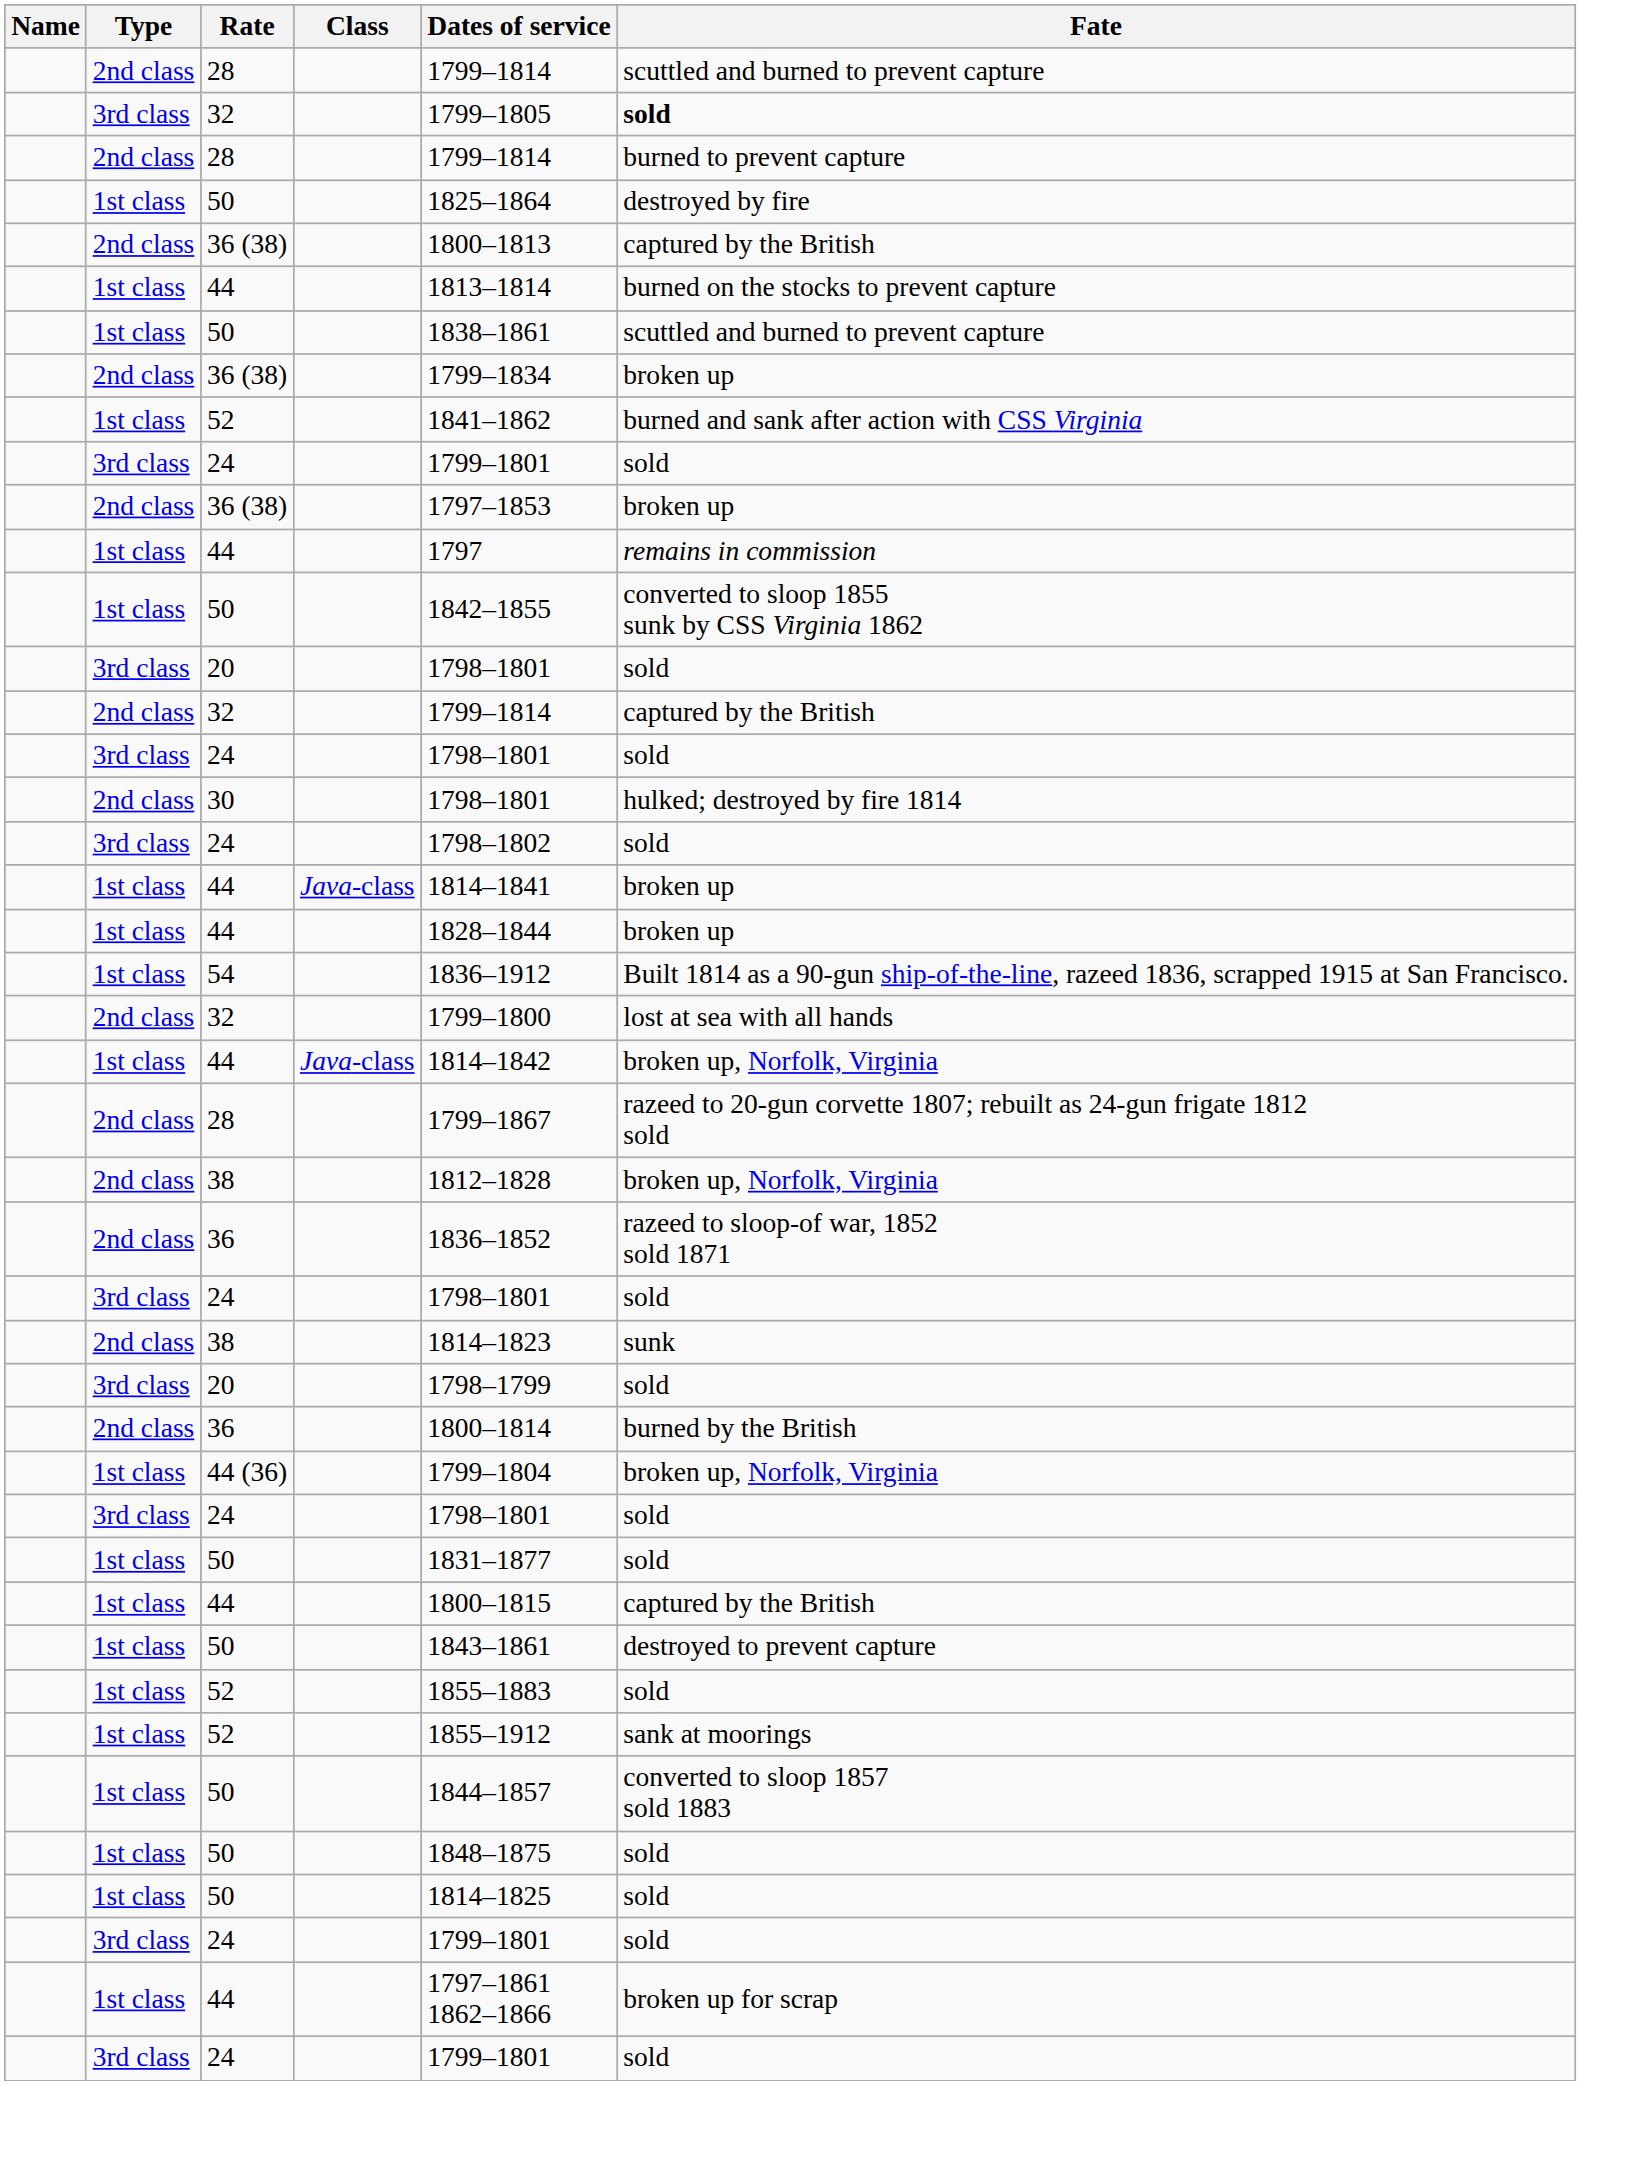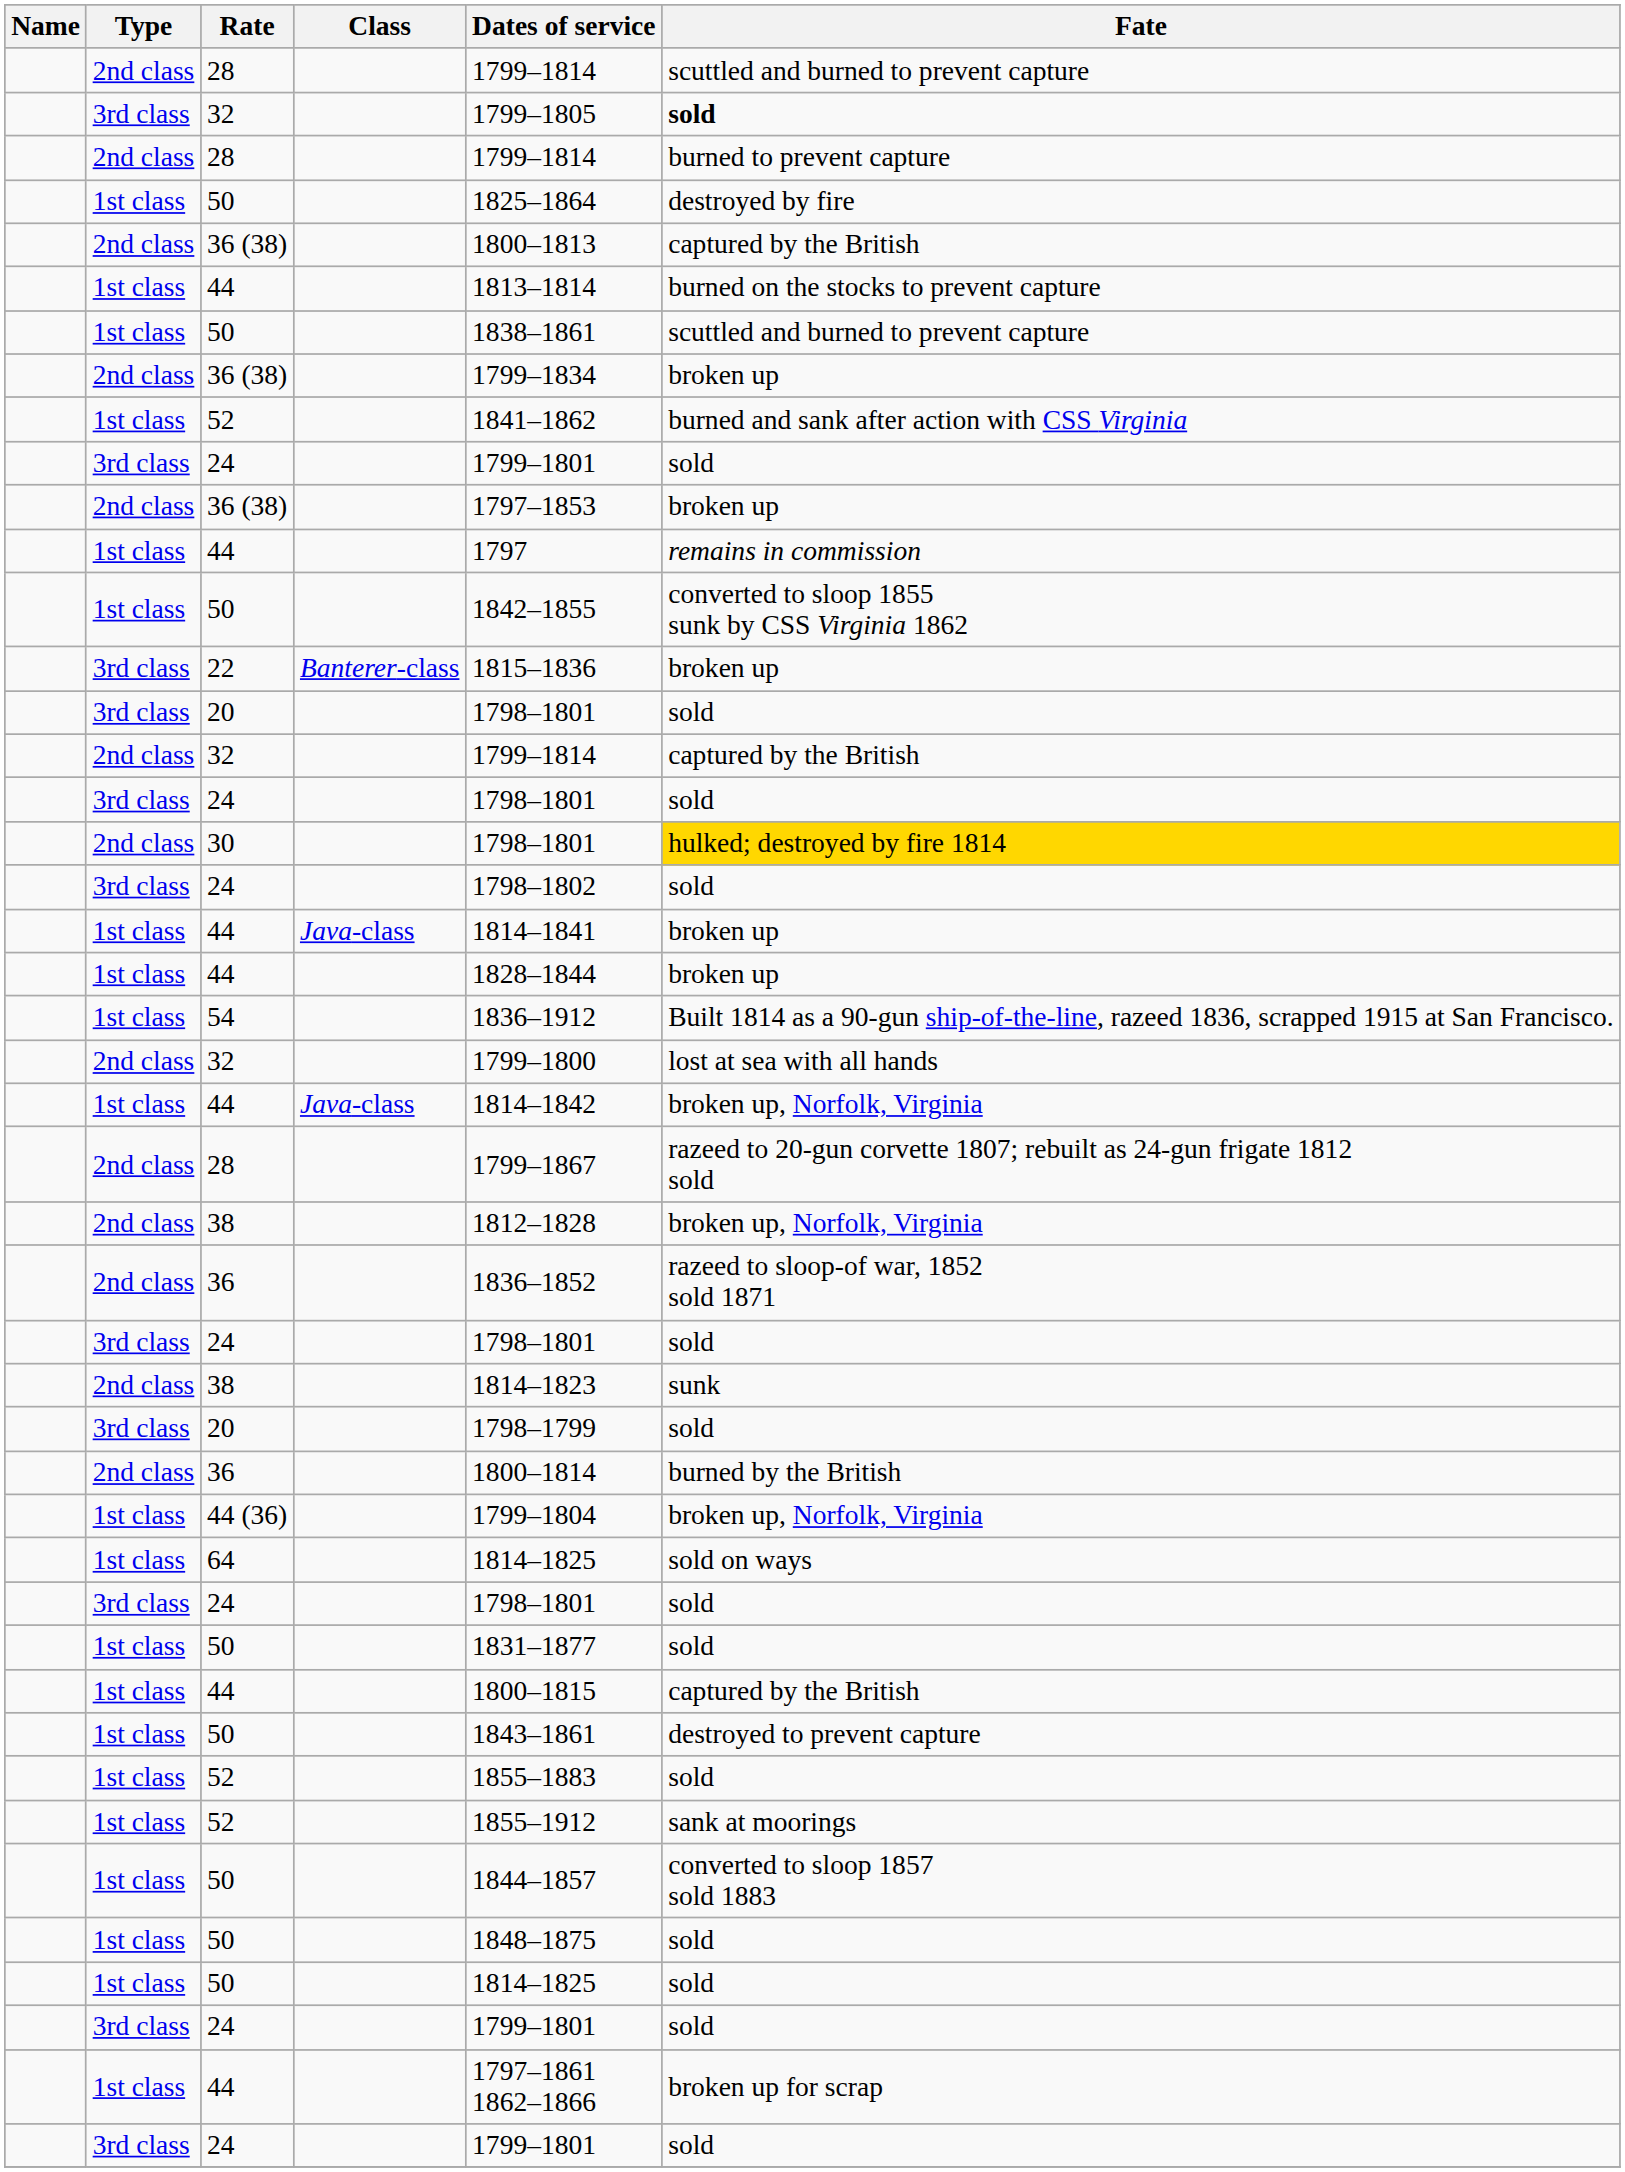+ row: (141, 668)
(792, 799) no background -> (837, 842) gold background
+ row: (139, 1559)
